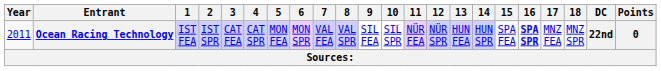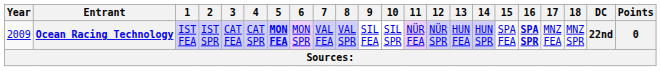(19, 35) 2011 -> (19, 35) 2009
(279, 35) normal -> (279, 35) bold
